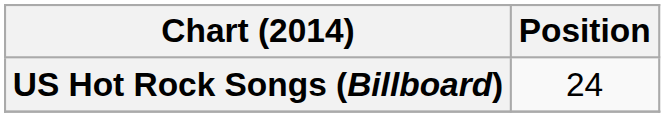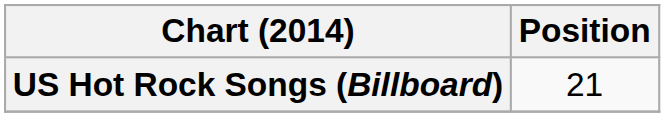(585, 84) 24 -> (585, 84) 21
